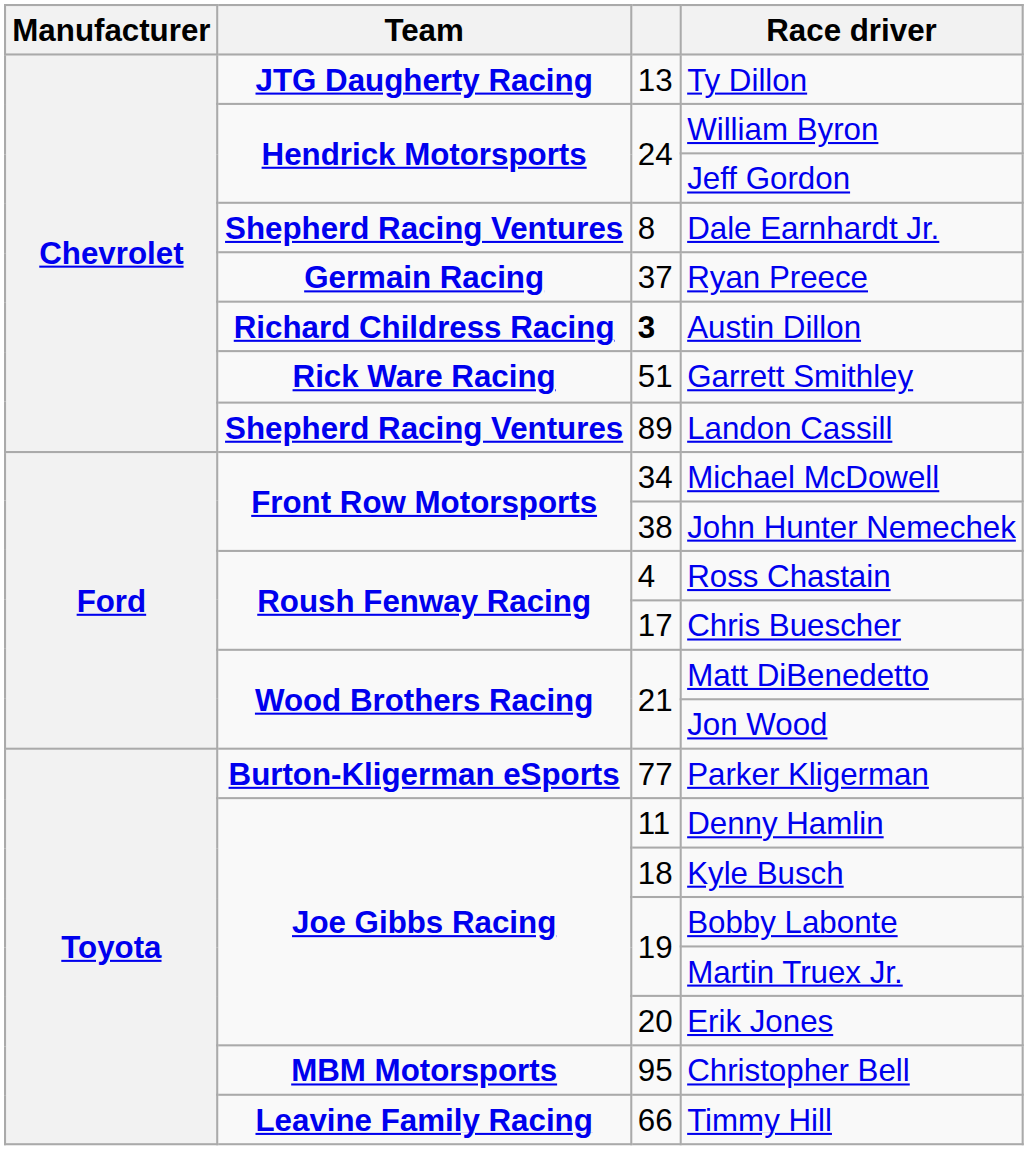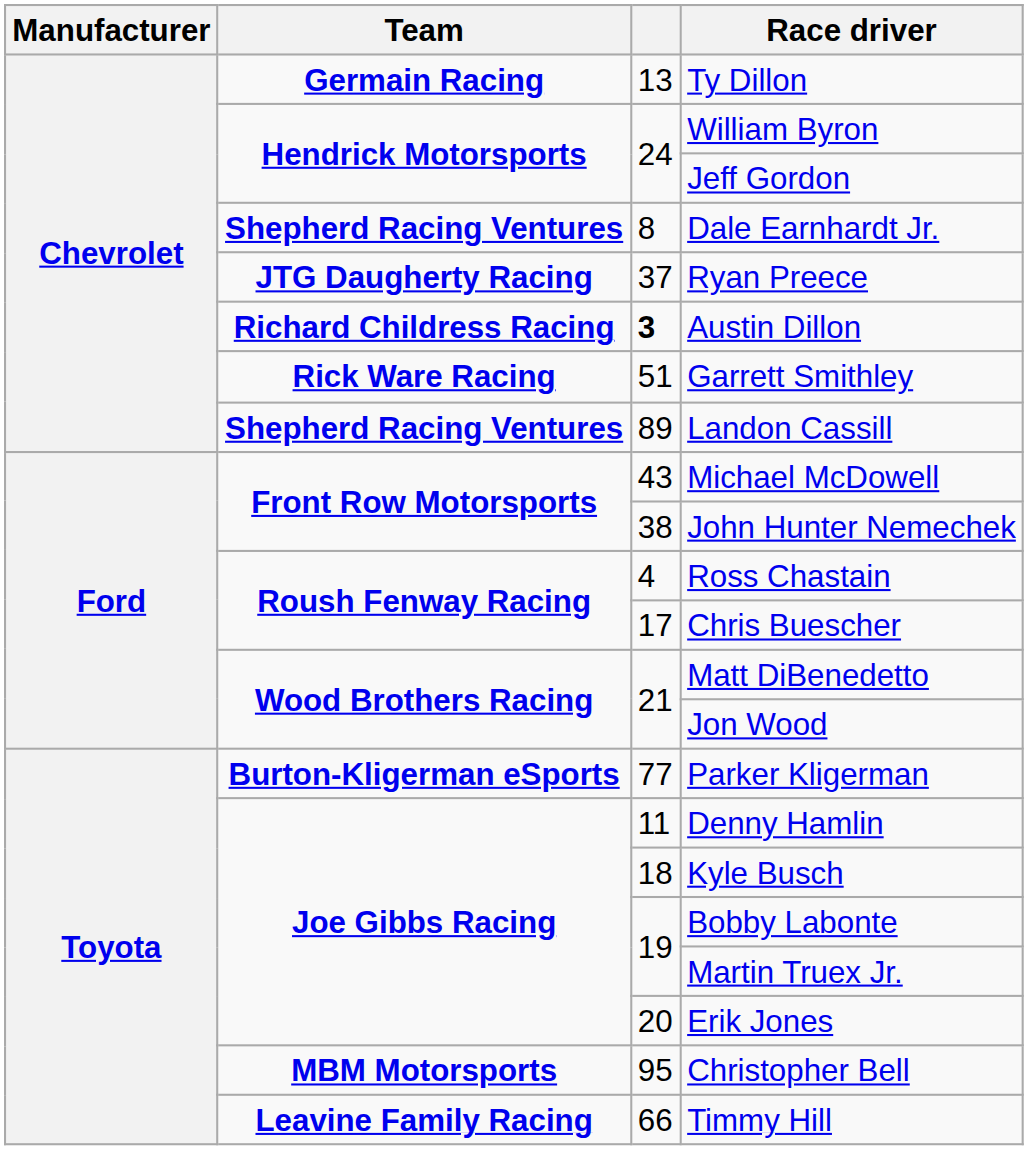(424, 80) JTG Daugherty Racing -> (424, 80) Germain Racing
(424, 278) Germain Racing -> (424, 278) JTG Daugherty Racing
(655, 476) 34 -> (655, 476) 43
